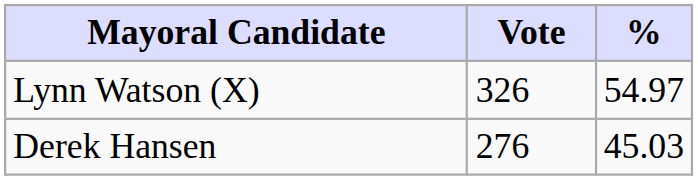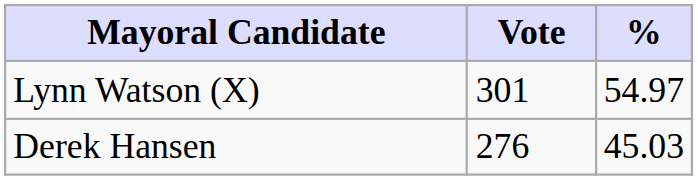(503, 89) 326 -> (503, 89) 301
